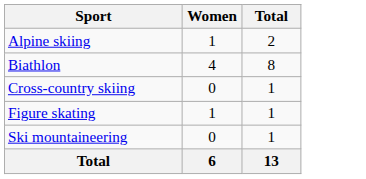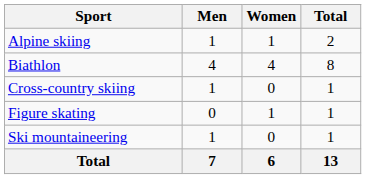+ column: (212, 16)
